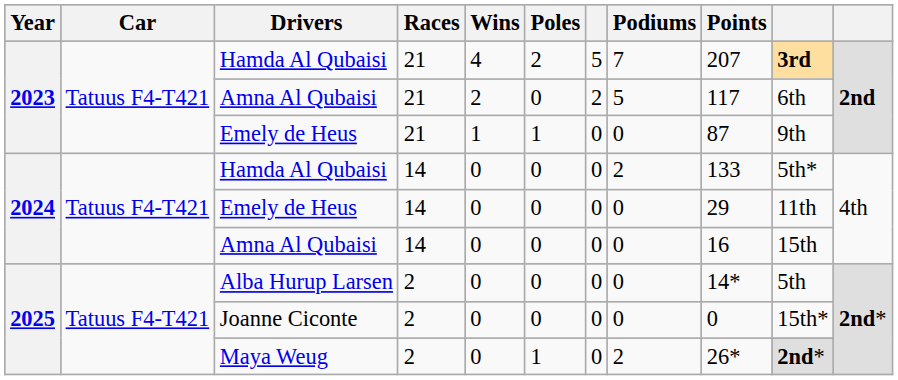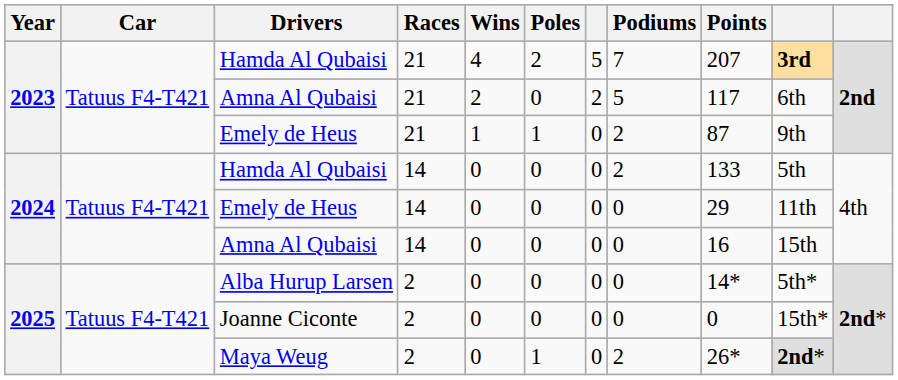(618, 133) 0 -> (618, 133) 2
(797, 170) 5th* -> (792, 170) 5th
(792, 281) 5th -> (797, 281) 5th*
